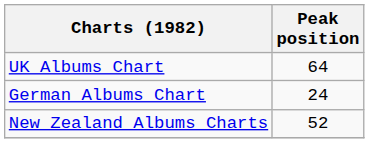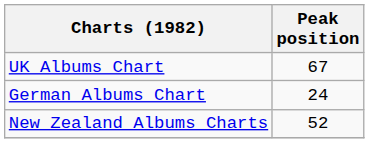(318, 67) 64 -> (318, 67) 67
